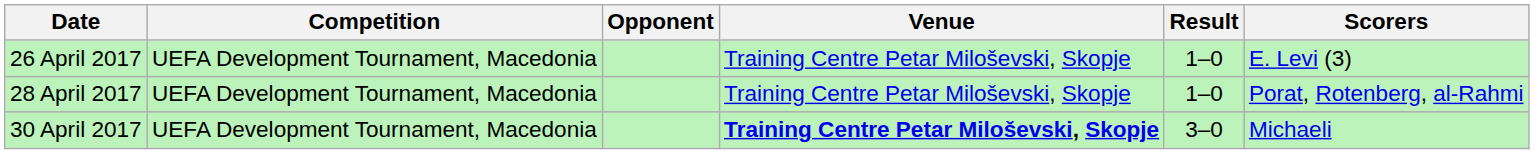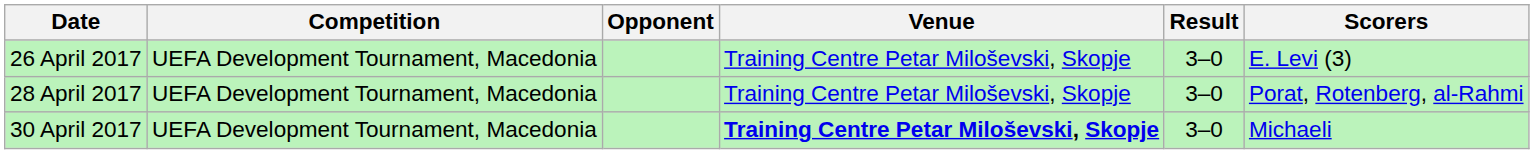(1204, 58) 1–0 -> (1204, 58) 3–0
(1204, 93) 1–0 -> (1204, 93) 3–0
